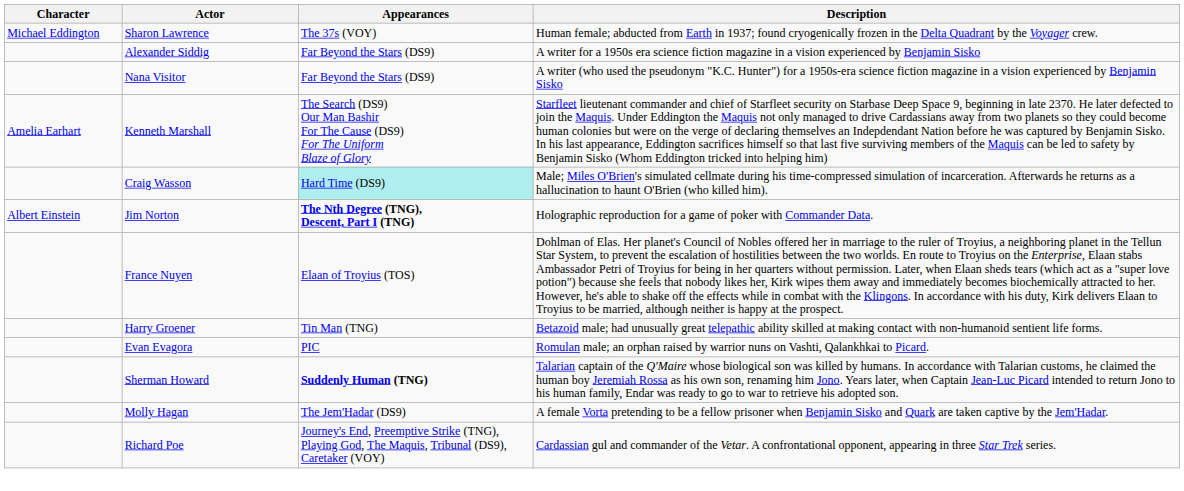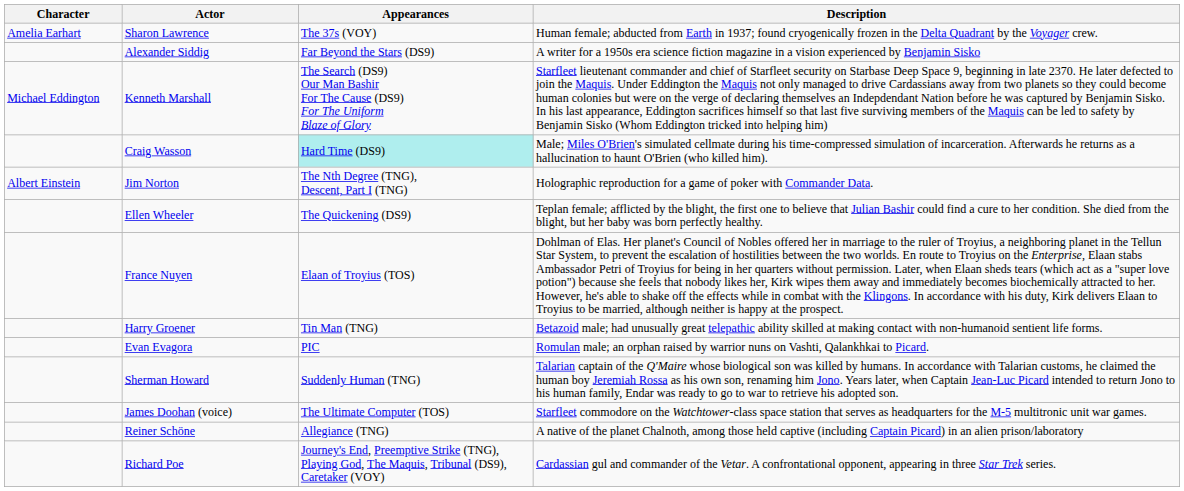(53, 33) Michael Eddington -> (44, 33) Amelia Earhart
- row: (155, 77)
(44, 130) Amelia Earhart -> (53, 98) Michael Eddington
(361, 215) bold -> (359, 183) normal
+ row: (159, 215)
(364, 379) bold -> (361, 379) normal
+ row: (178, 412)
- row: (156, 412)
+ row: (160, 431)
